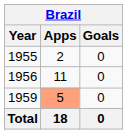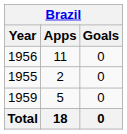rows swapped: (23, 56) <-> (23, 77)
(60, 98) lightsalmon background -> (60, 98) no background
